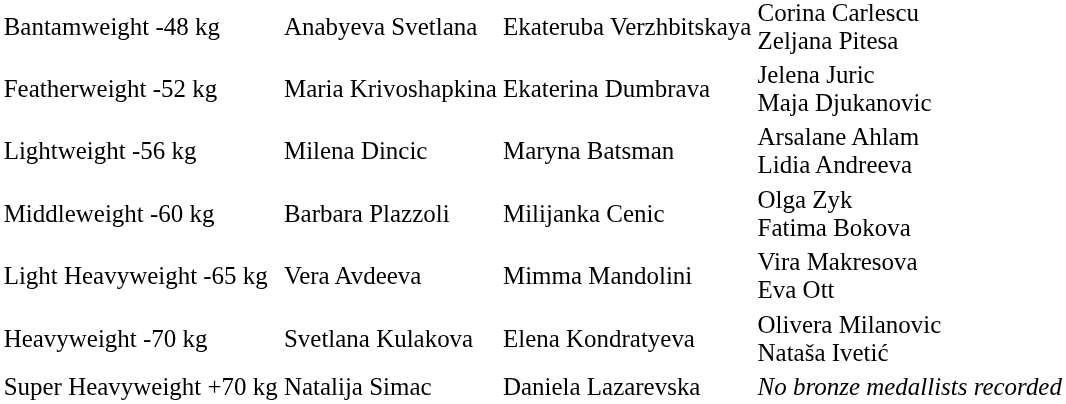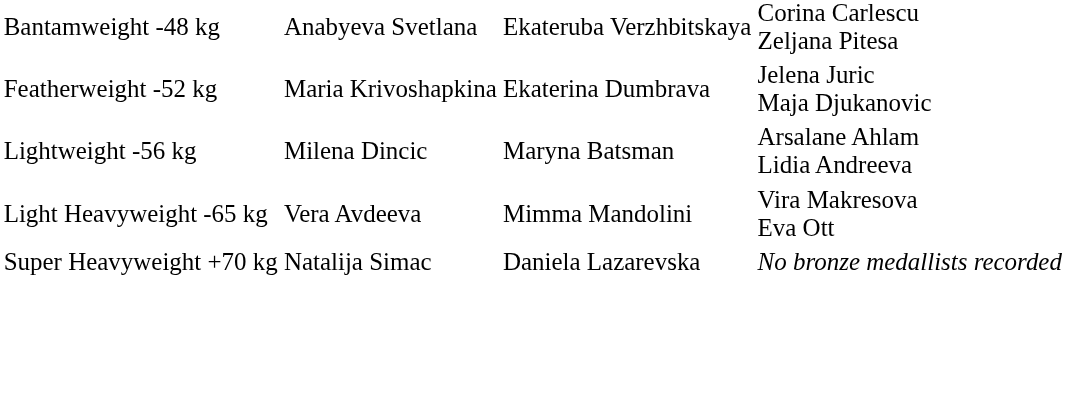- row: (109, 213)
- row: (106, 338)
